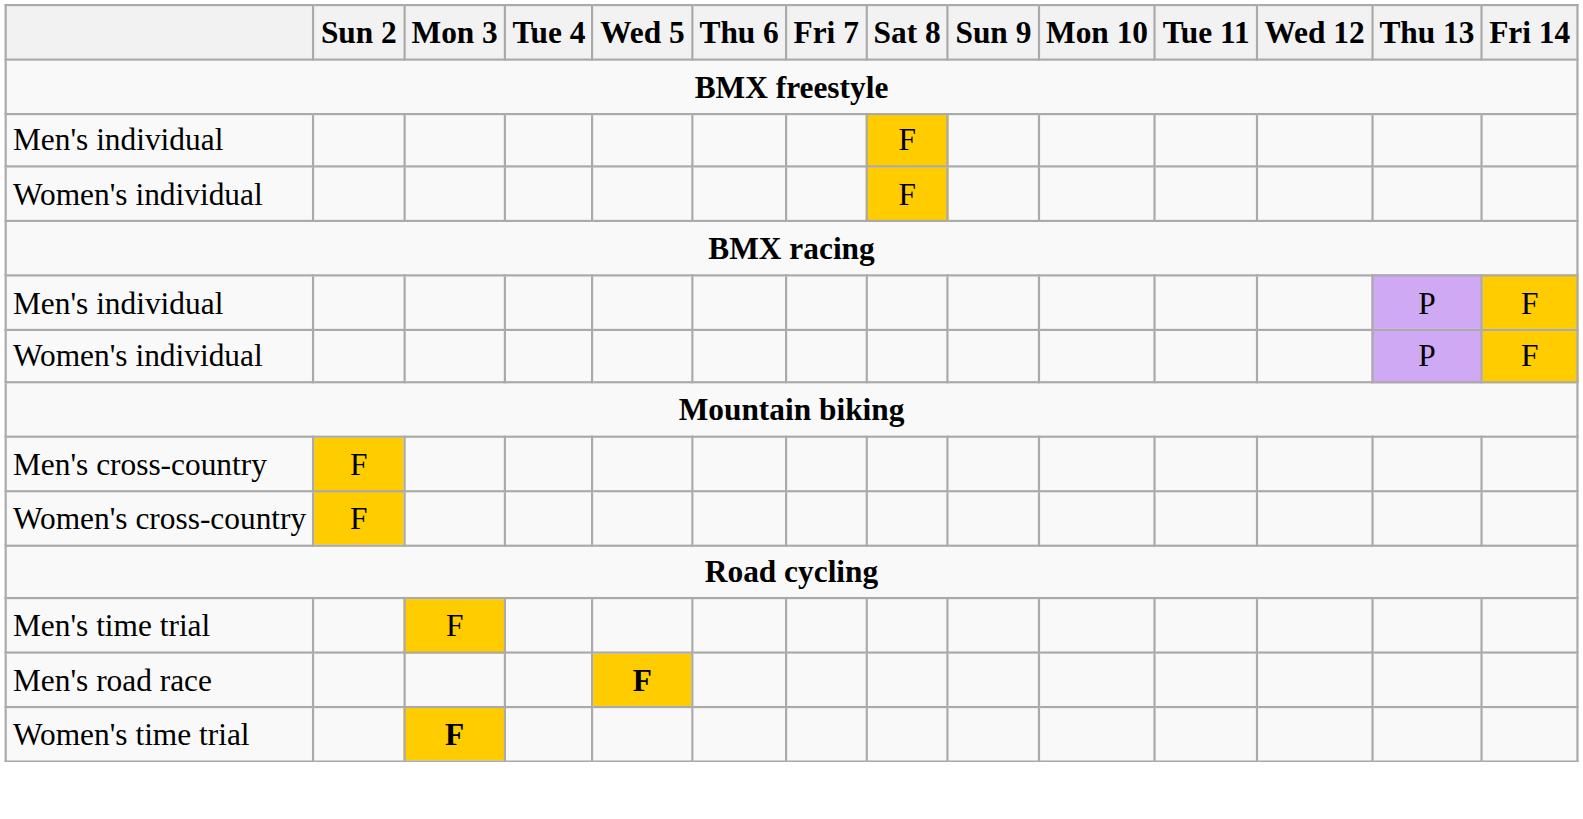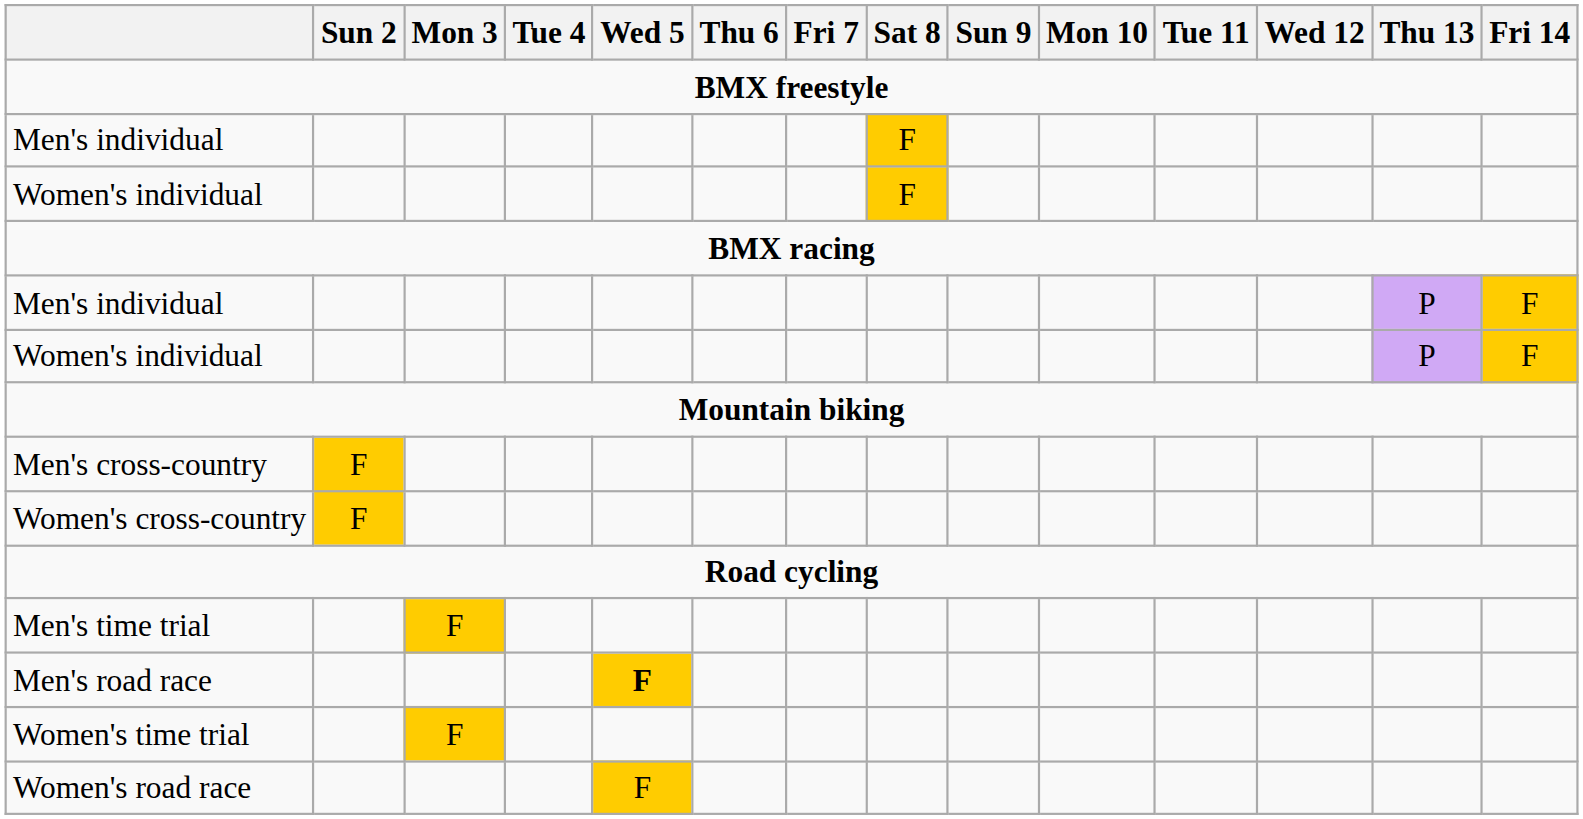(455, 733) bold -> (455, 733) normal
+ row: (132, 787)
